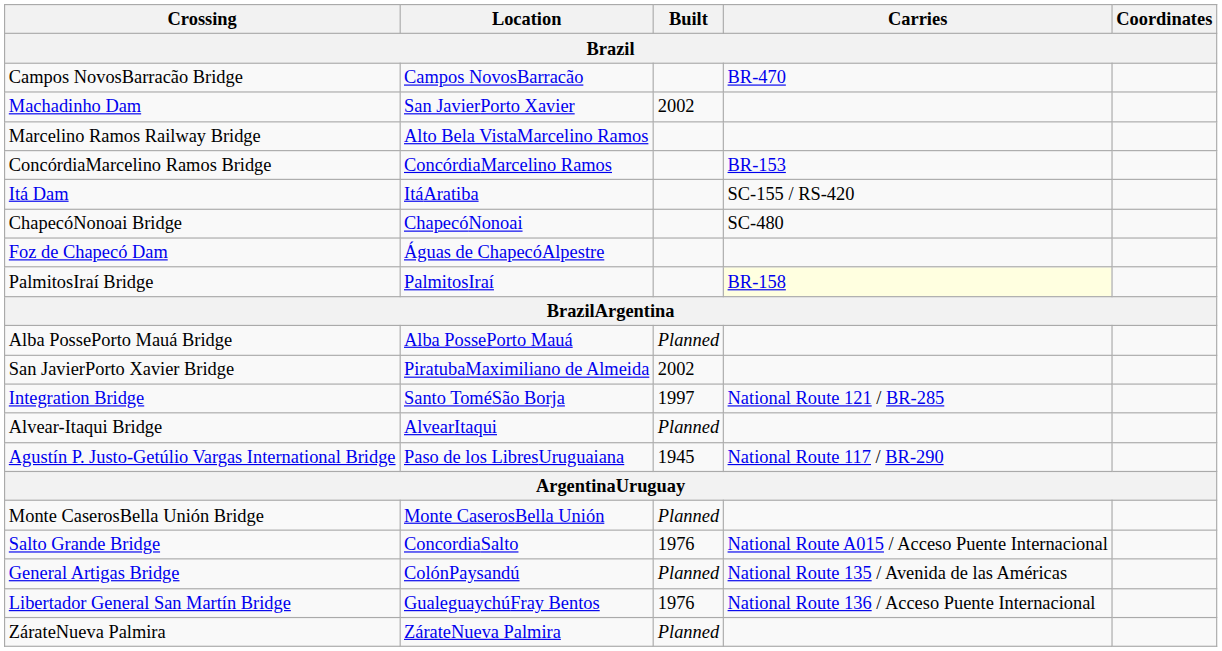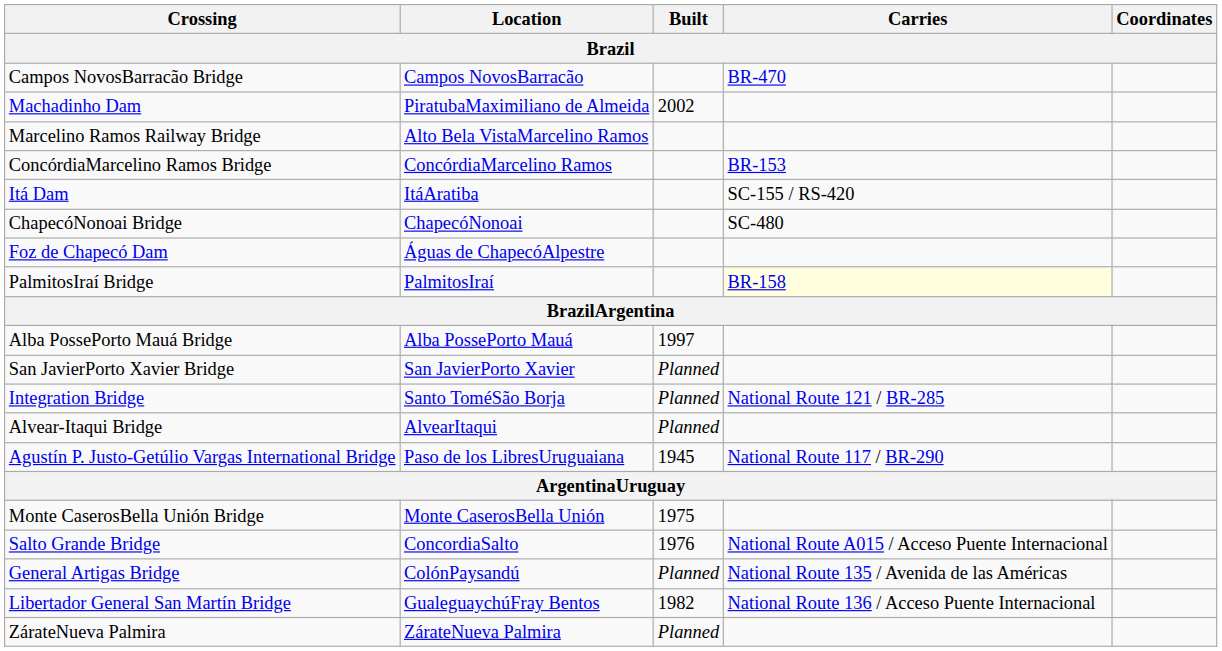(489, 106) San JavierPorto Xavier -> (527, 106) PiratubaMaximiliano de Almeida
(688, 340) Planned -> (676, 340) 1997
(527, 369) PiratubaMaximiliano de Almeida -> (489, 369) San JavierPorto Xavier
(676, 369) 2002 -> (688, 369) Planned
(676, 398) 1997 -> (688, 398) Planned
(688, 515) Planned -> (676, 515) 1975
(676, 602) 1976 -> (676, 602) 1982
